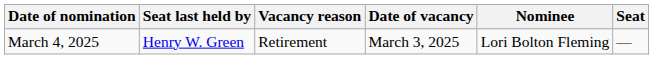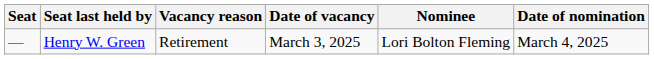columns swapped: (631, 16) <-> (72, 16)
